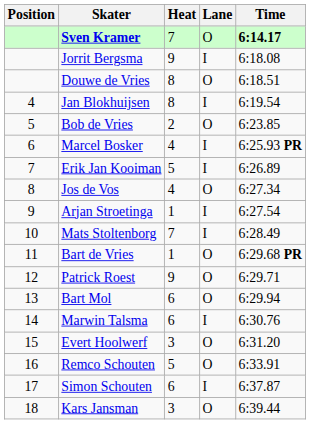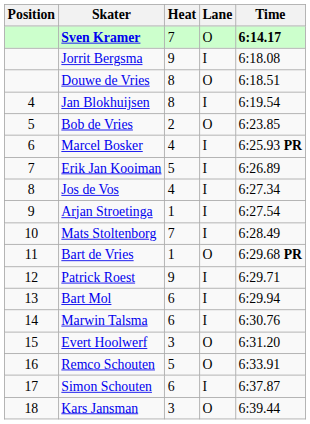(207, 189) O -> (205, 189) I
(207, 277) O -> (205, 277) I
(207, 299) O -> (205, 299) I
